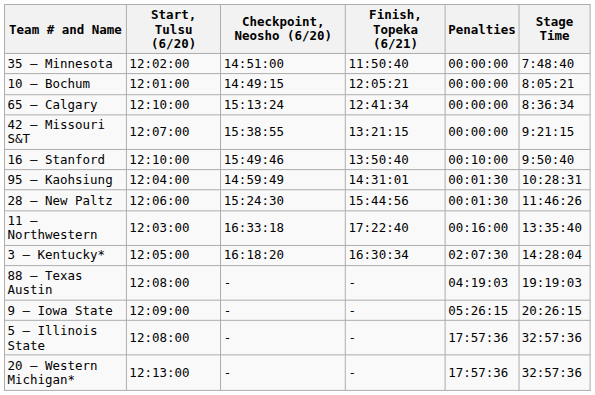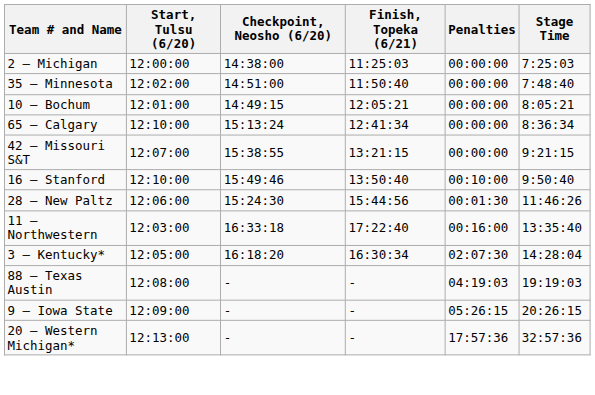+ row: (53, 64)
- row: (60, 180)
- row: (53, 338)
